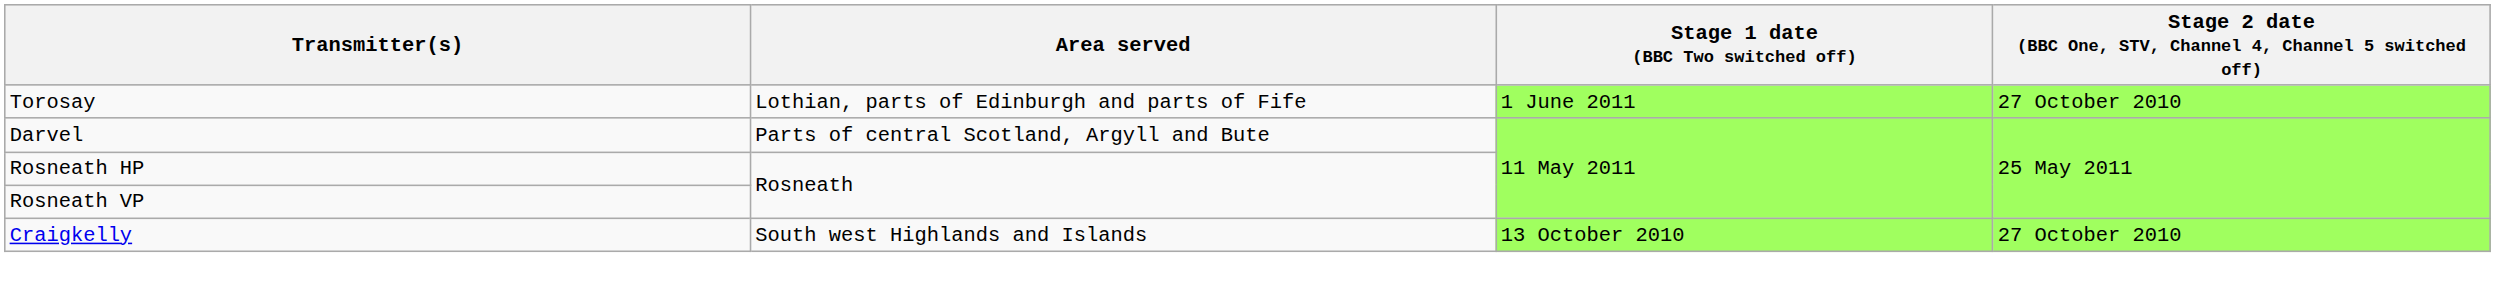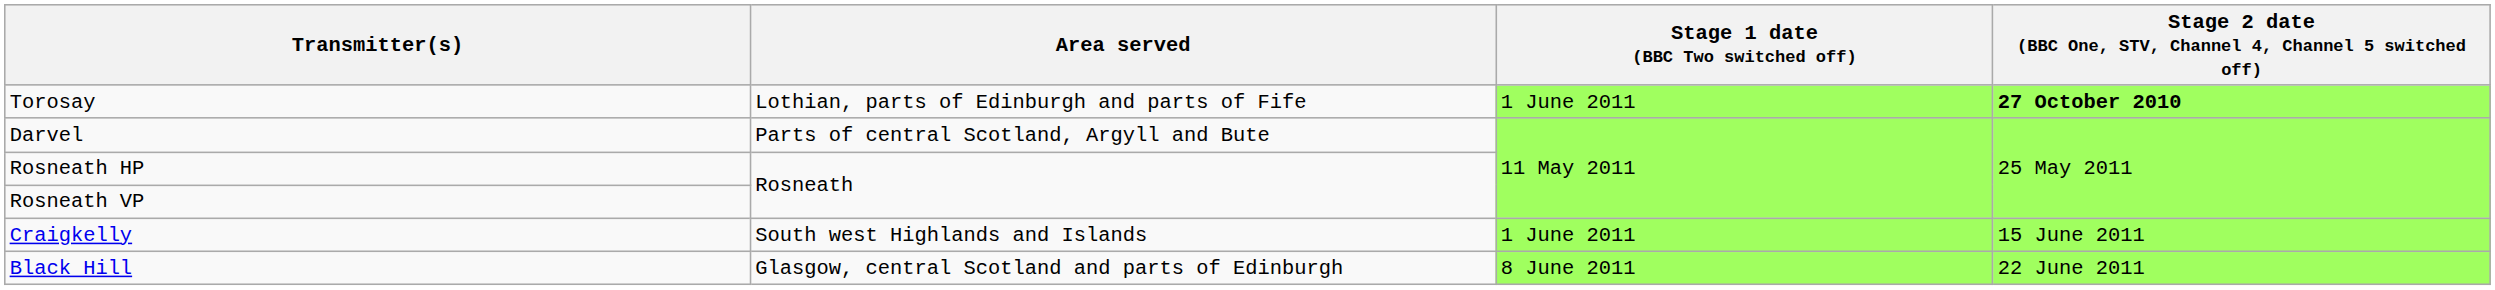(2090, 102) normal -> (2090, 102) bold
(1593, 235) 13 October 2010 -> (1568, 235) 1 June 2011
(2090, 235) 27 October 2010 -> (2071, 235) 15 June 2011
+ row: (71, 268)
